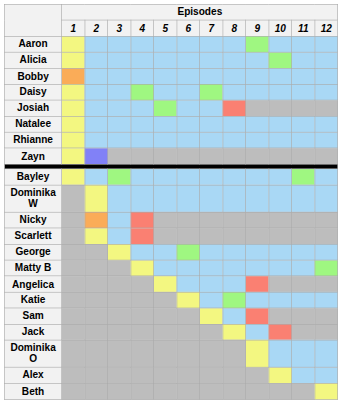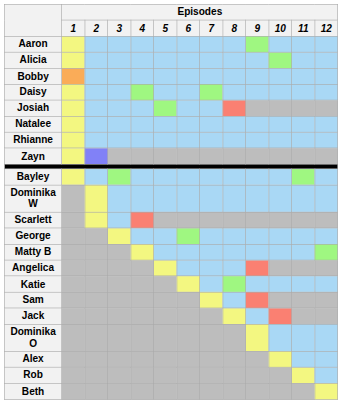- row: (33, 220)
+ row: (33, 375)
